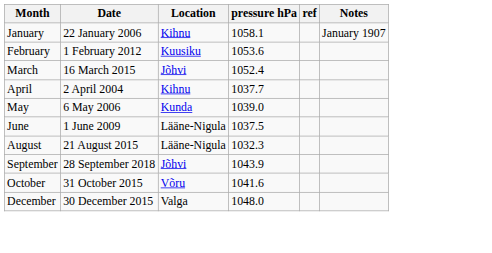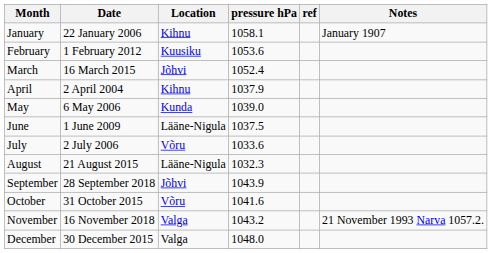(248, 88) 1037.7 -> (248, 88) 1037.9
+ row: (17, 145)
+ row: (32, 220)
